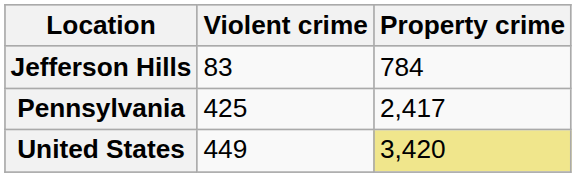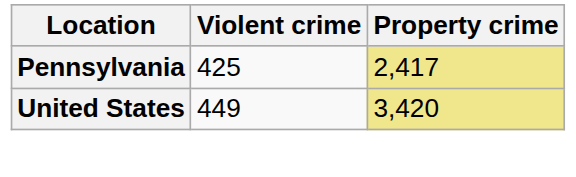- row: (101, 66)
(413, 108) no background -> (406, 66) khaki background
